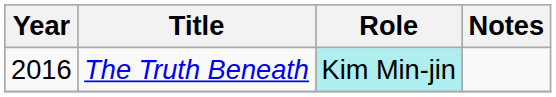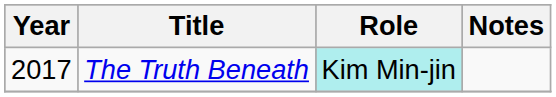(41, 69) 2016 -> (41, 69) 2017
